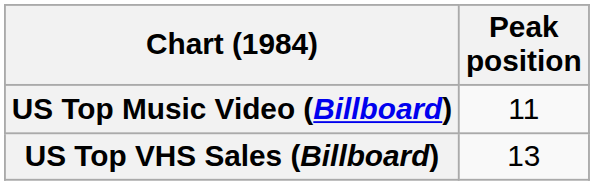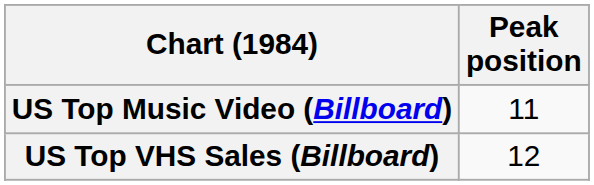(524, 155) 13 -> (524, 155) 12
